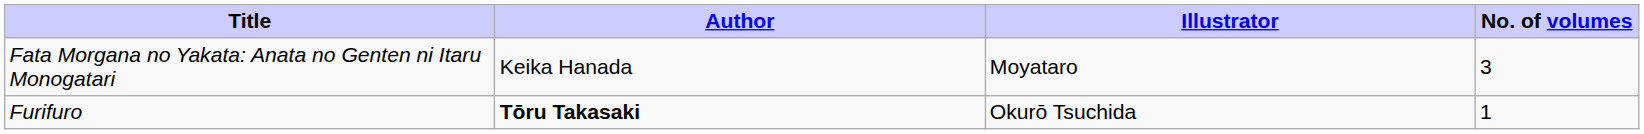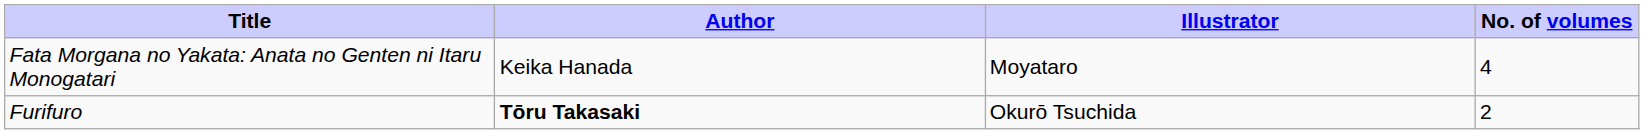(1486, 66) 3 -> (1486, 66) 4
(1486, 111) 1 -> (1486, 111) 2
